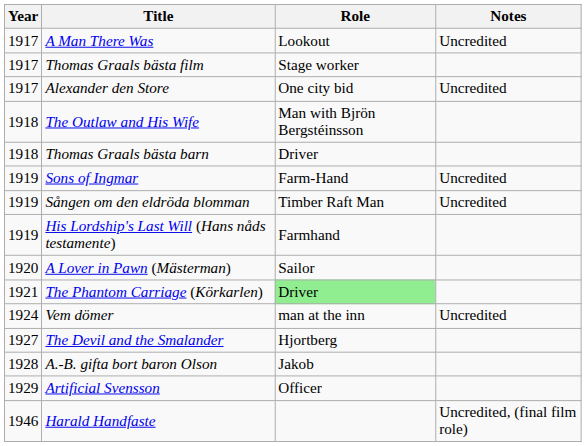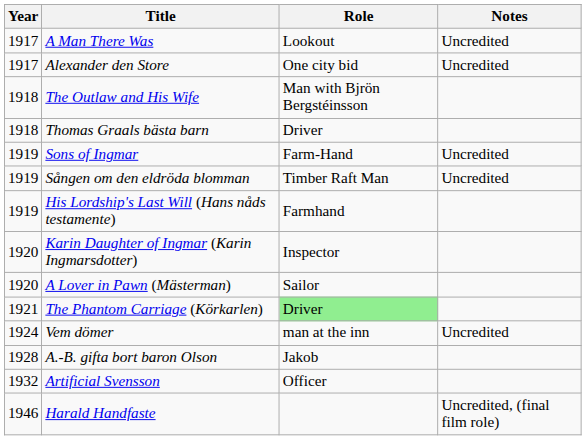- row: (125, 64)
+ row: (148, 252)
- row: (134, 340)
(23, 388) 1929 -> (23, 381) 1932
